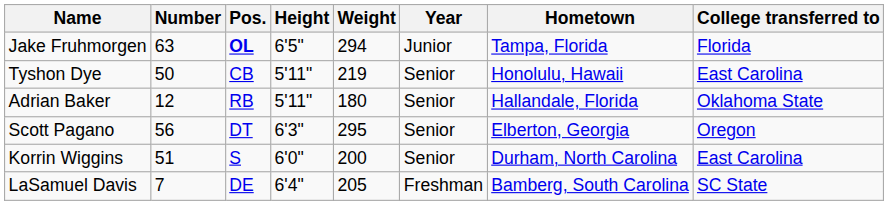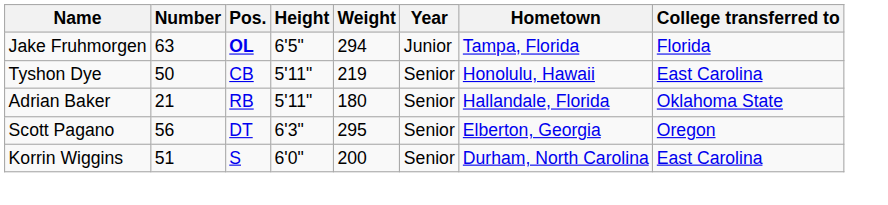(164, 102) 12 -> (164, 102) 21
- row: (73, 185)
